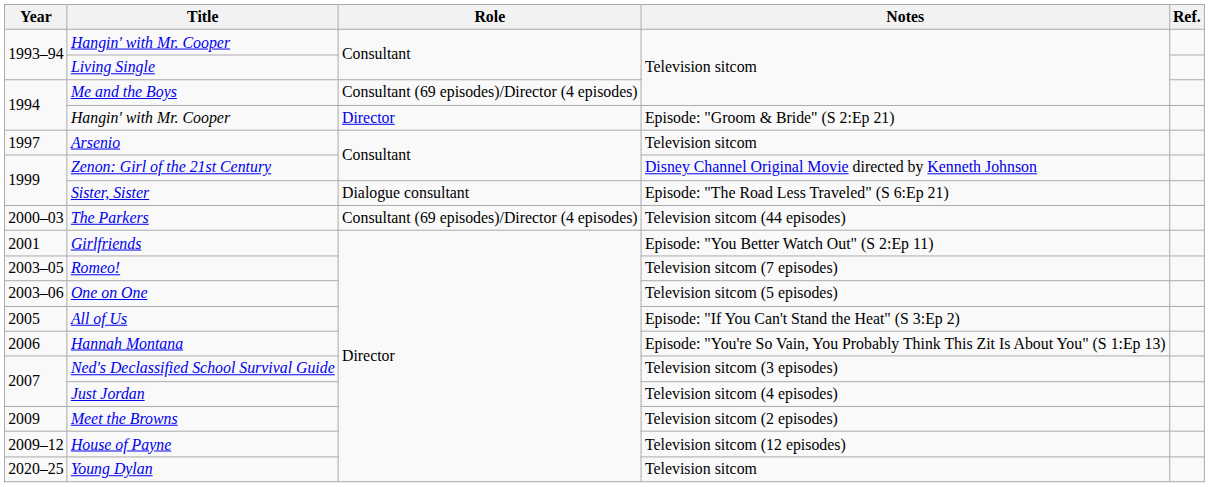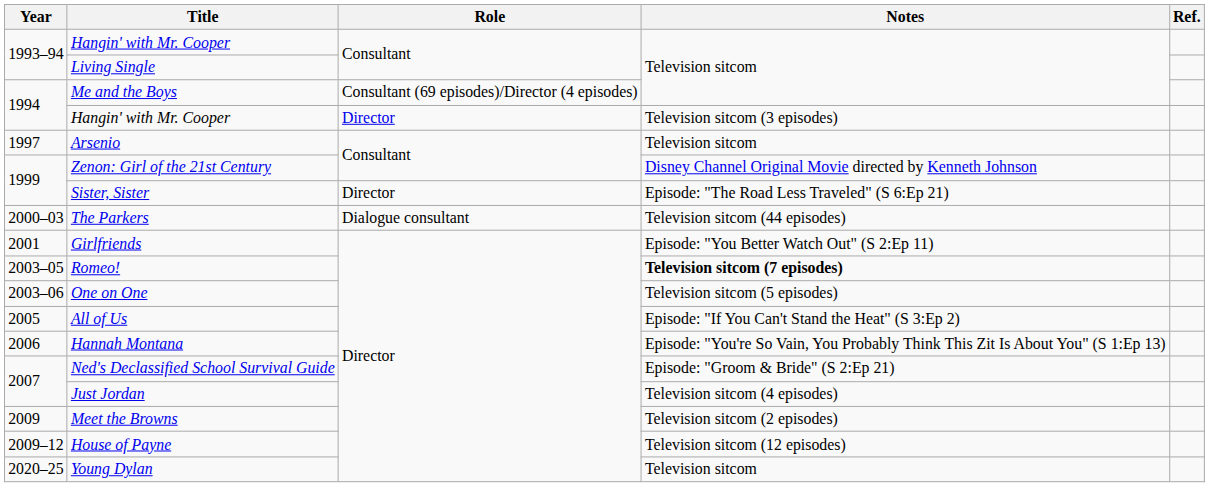(770, 117) Episode: "Groom & Bride" (S 2:Ep 21) -> (741, 117) Television sitcom (3 episodes)
(406, 192) Dialogue consultant -> (368, 192) Director
(490, 218) Consultant (69 episodes)/Director (4 episodes) -> (406, 218) Dialogue consultant
(741, 268) normal -> (744, 268) bold
(741, 368) Television sitcom (3 episodes) -> (770, 368) Episode: "Groom & Bride" (S 2:Ep 21)
